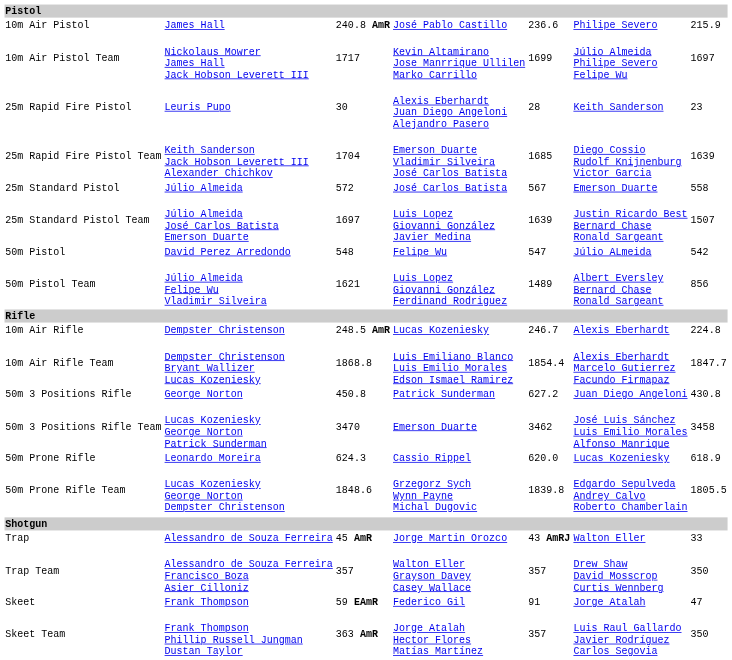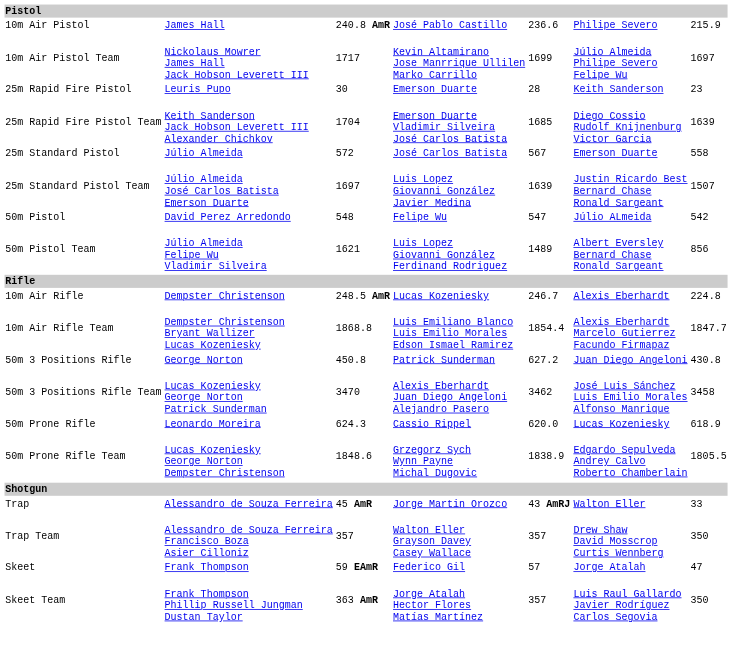(450, 113) Alexis Eberhardt Juan Diego Angeloni Alejandro Pasero -> (435, 90) Emerson Duarte
(435, 426) Emerson Duarte -> (450, 398) Alexis Eberhardt Juan Diego Angeloni Alejandro Pasero
(546, 490) 1839.8 -> (546, 456) 1838.9
(534, 602) 91 -> (534, 568) 57
